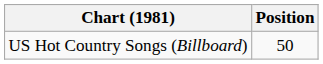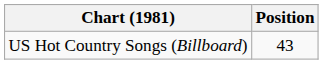(285, 45) 50 -> (285, 45) 43
